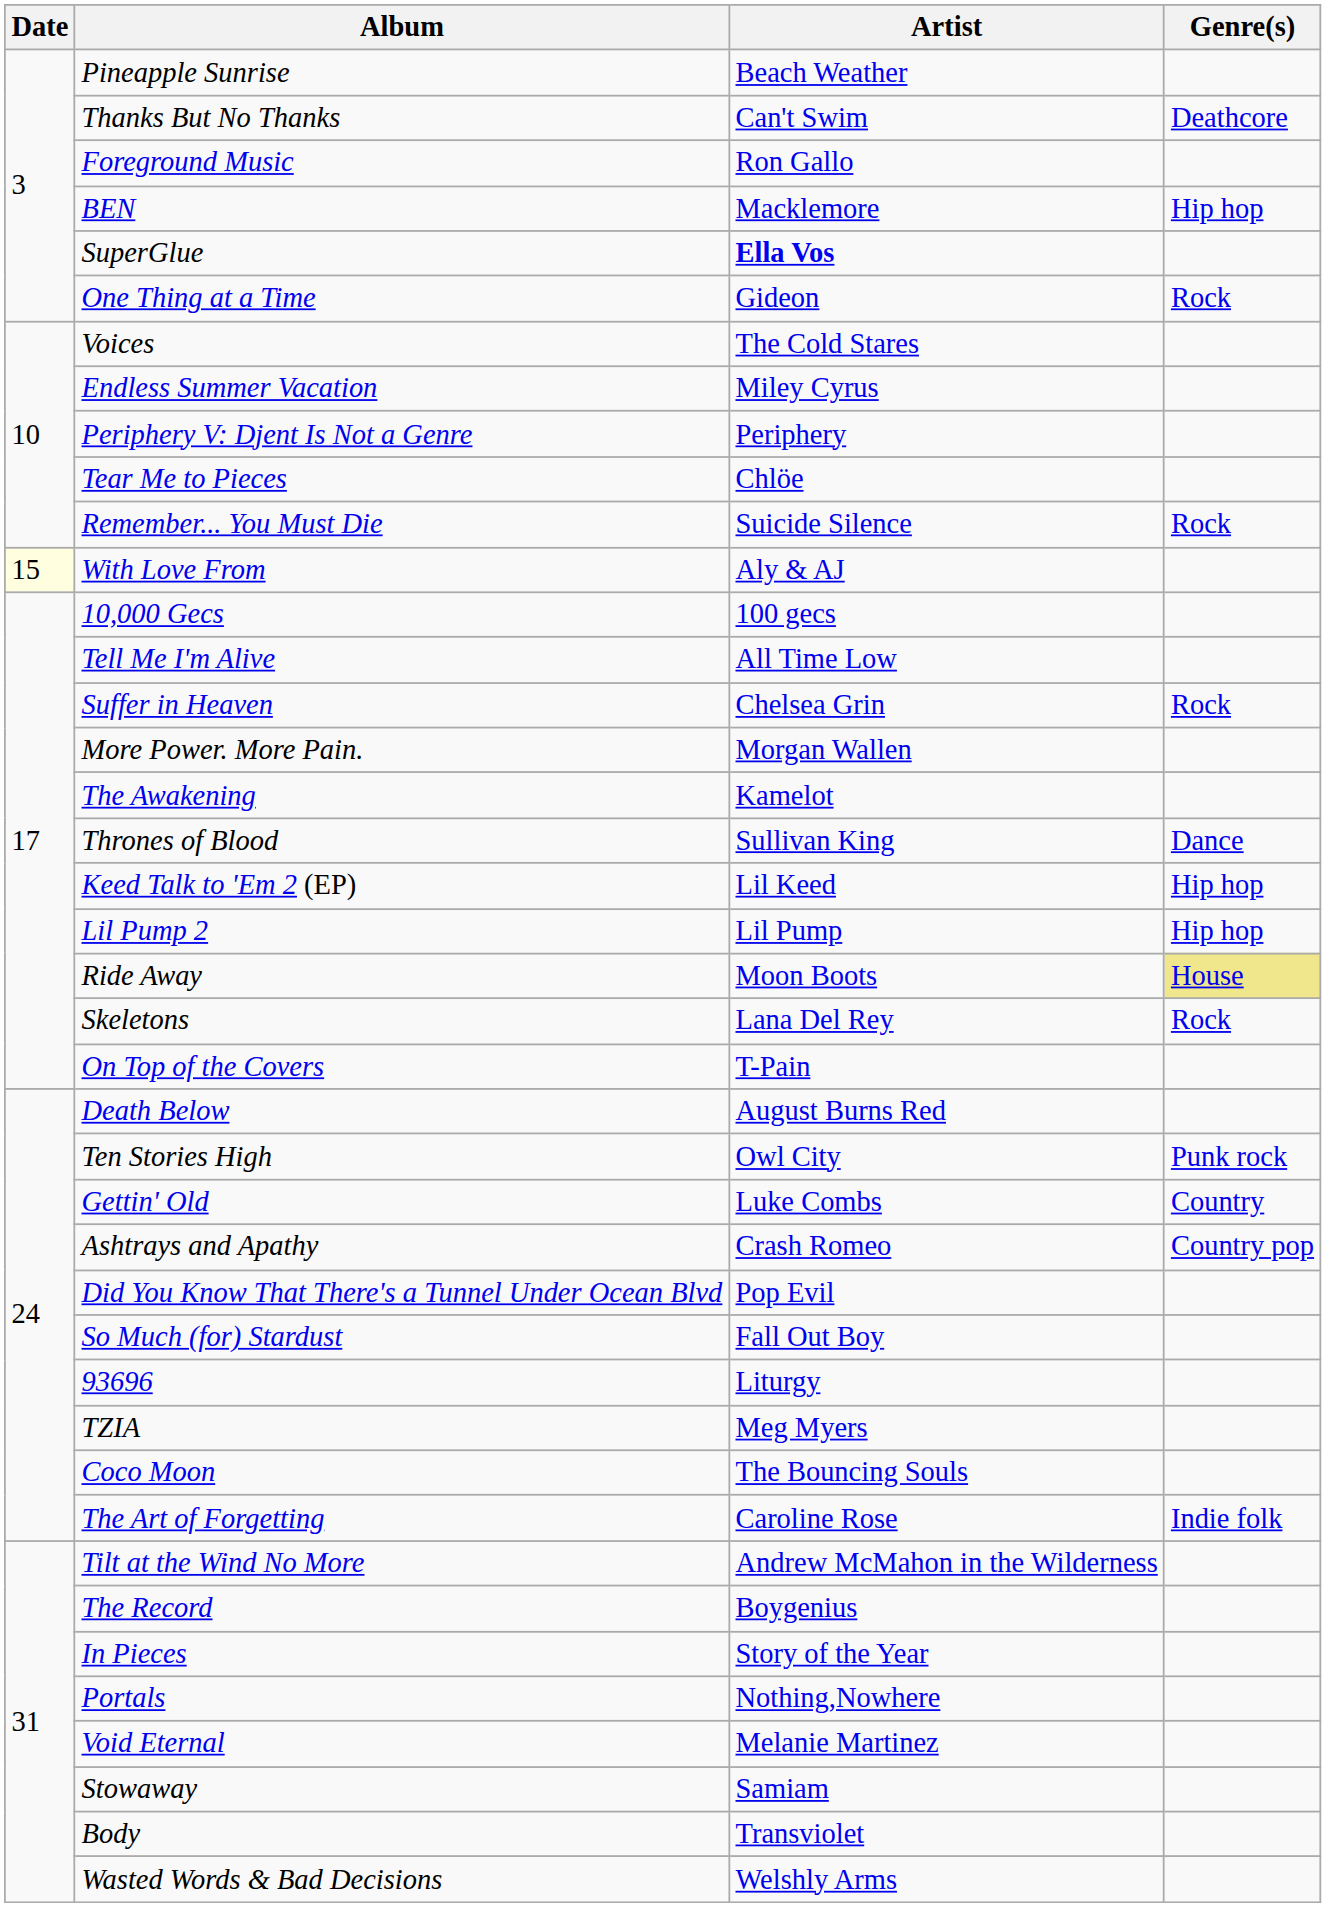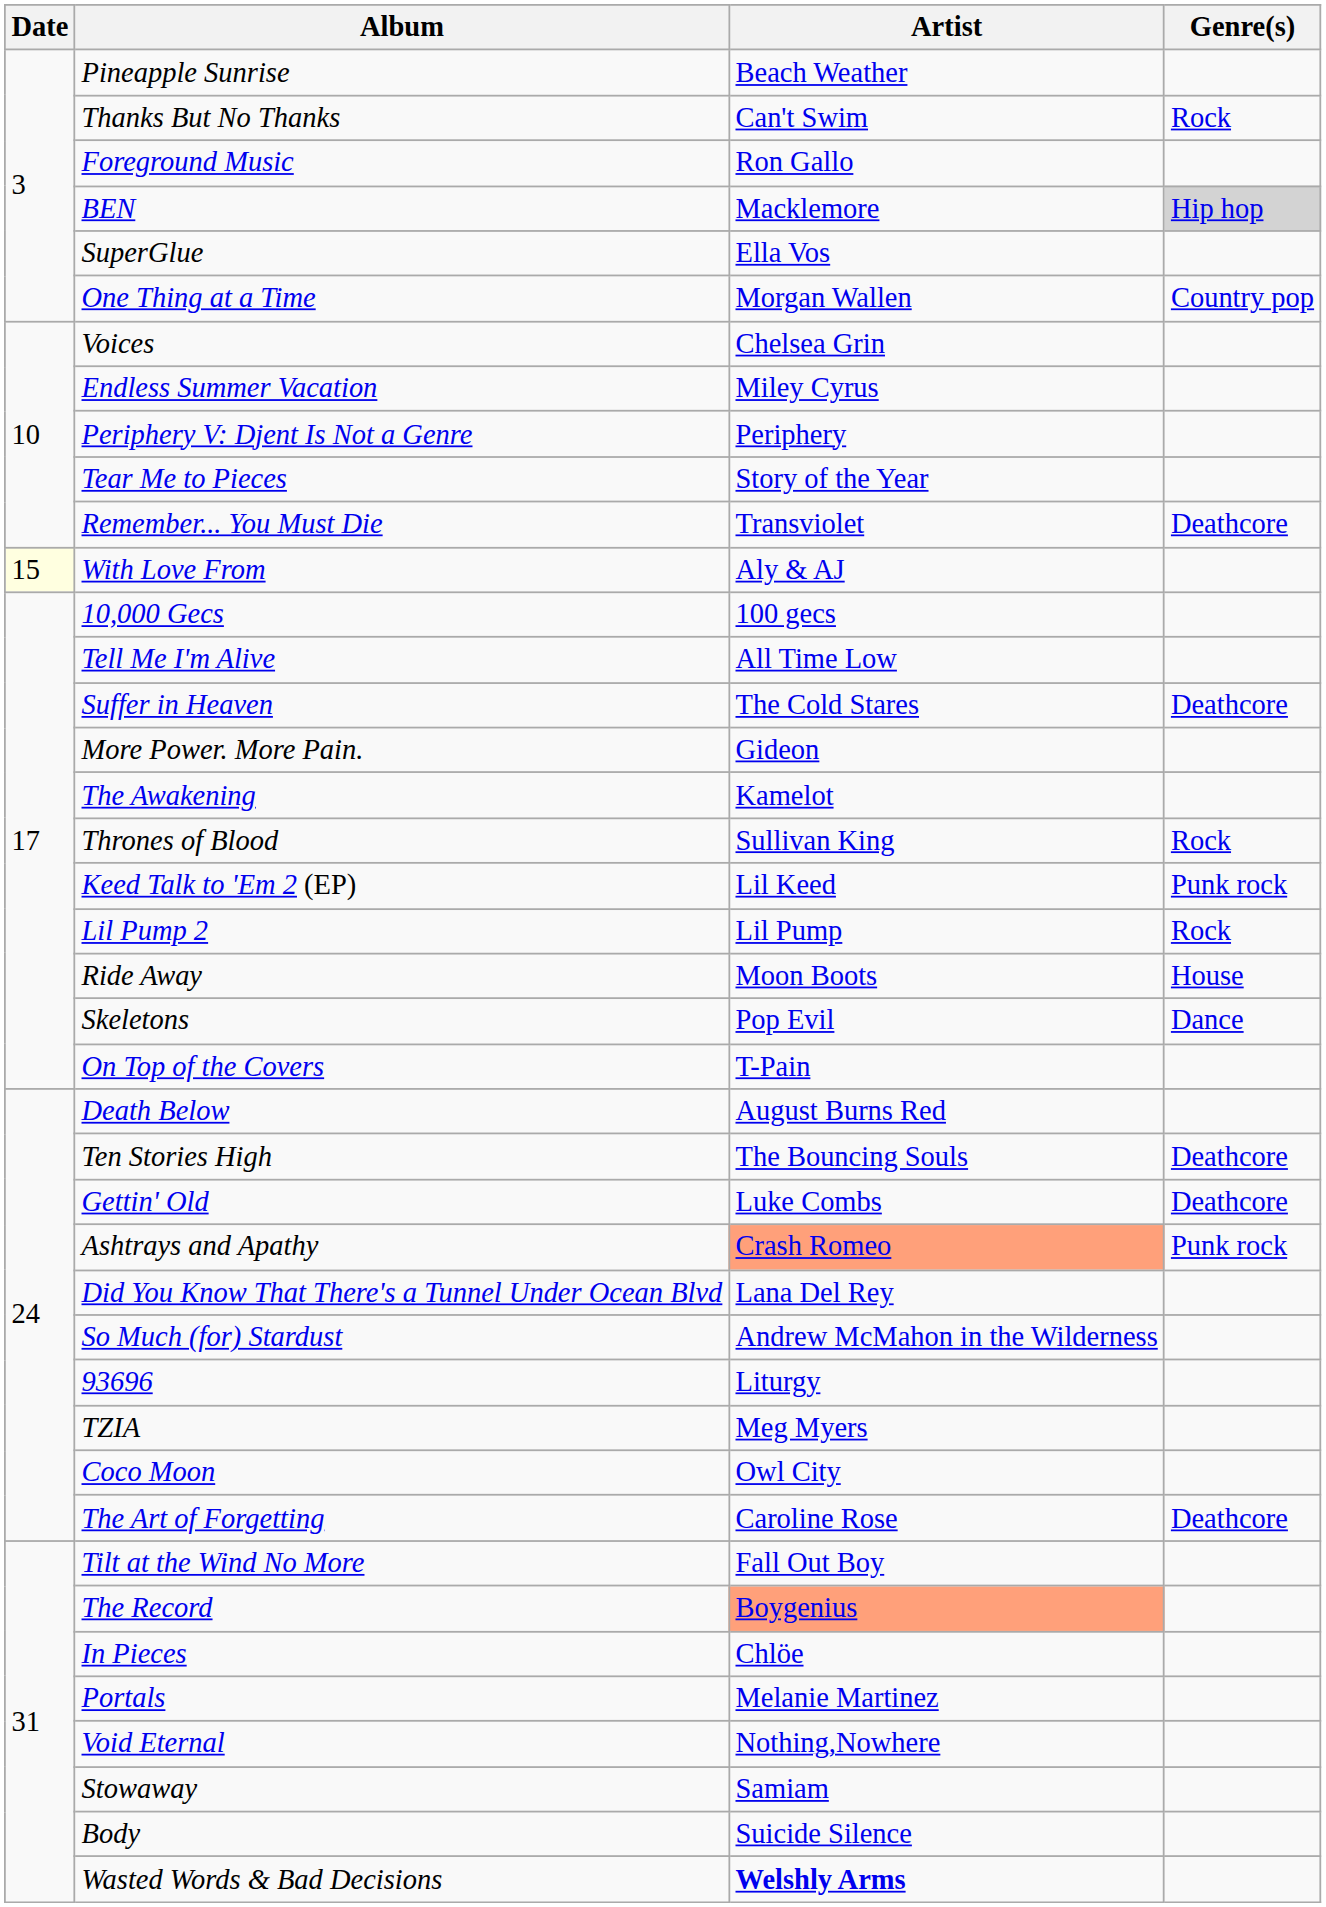(1229, 117) Deathcore -> (1201, 117) Rock
(1217, 207) no background -> (1217, 207) lightgrey background
(785, 252) bold -> (783, 252) normal
(777, 298) Gideon -> (824, 298) Morgan Wallen
(1201, 298) Rock -> (1243, 298) Country pop
(827, 343) The Cold Stares -> (810, 343) Chelsea Grin
(770, 478) Chlöe -> (832, 478) Story of the Year
(824, 523) Suicide Silence -> (800, 523) Transviolet
(1201, 523) Rock -> (1229, 523) Deathcore
(810, 704) Chelsea Grin -> (827, 704) The Cold Stares
(1201, 704) Rock -> (1229, 704) Deathcore
(824, 749) Morgan Wallen -> (777, 749) Gideon
(1207, 840) Dance -> (1201, 840) Rock
(1217, 885) Hip hop -> (1229, 885) Punk rock
(1217, 930) Hip hop -> (1201, 930) Rock
(1207, 975) khaki background -> (1207, 975) no background
(815, 1020) Lana Del Rey -> (785, 1020) Pop Evil
(1201, 1020) Rock -> (1207, 1020) Dance
(788, 1156) Owl City -> (852, 1156) The Bouncing Souls
(1229, 1156) Punk rock -> (1229, 1156) Deathcore
(1218, 1201) Country -> (1229, 1201) Deathcore
(813, 1246) no background -> (813, 1246) lightsalmon background
(1243, 1246) Country pop -> (1229, 1246) Punk rock
(785, 1291) Pop Evil -> (815, 1291) Lana Del Rey
(810, 1336) Fall Out Boy -> (947, 1336) Andrew McMahon in the Wilderness
(852, 1472) The Bouncing Souls -> (788, 1472) Owl City
(1227, 1517) Indie folk -> (1229, 1517) Deathcore
(947, 1562) Andrew McMahon in the Wilderness -> (810, 1562) Fall Out Boy
(796, 1607) no background -> (796, 1607) lightsalmon background
(832, 1653) Story of the Year -> (770, 1653) Chlöe
(838, 1698) Nothing,Nowhere -> (837, 1698) Melanie Martinez
(837, 1743) Melanie Martinez -> (838, 1743) Nothing,Nowhere
(800, 1833) Transviolet -> (824, 1833) Suicide Silence
(816, 1878) normal -> (821, 1878) bold
